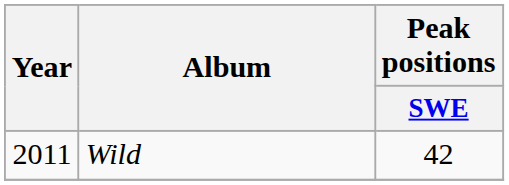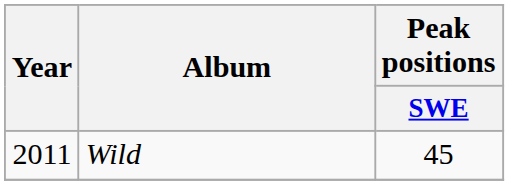(439, 154) 42 -> (439, 154) 45
